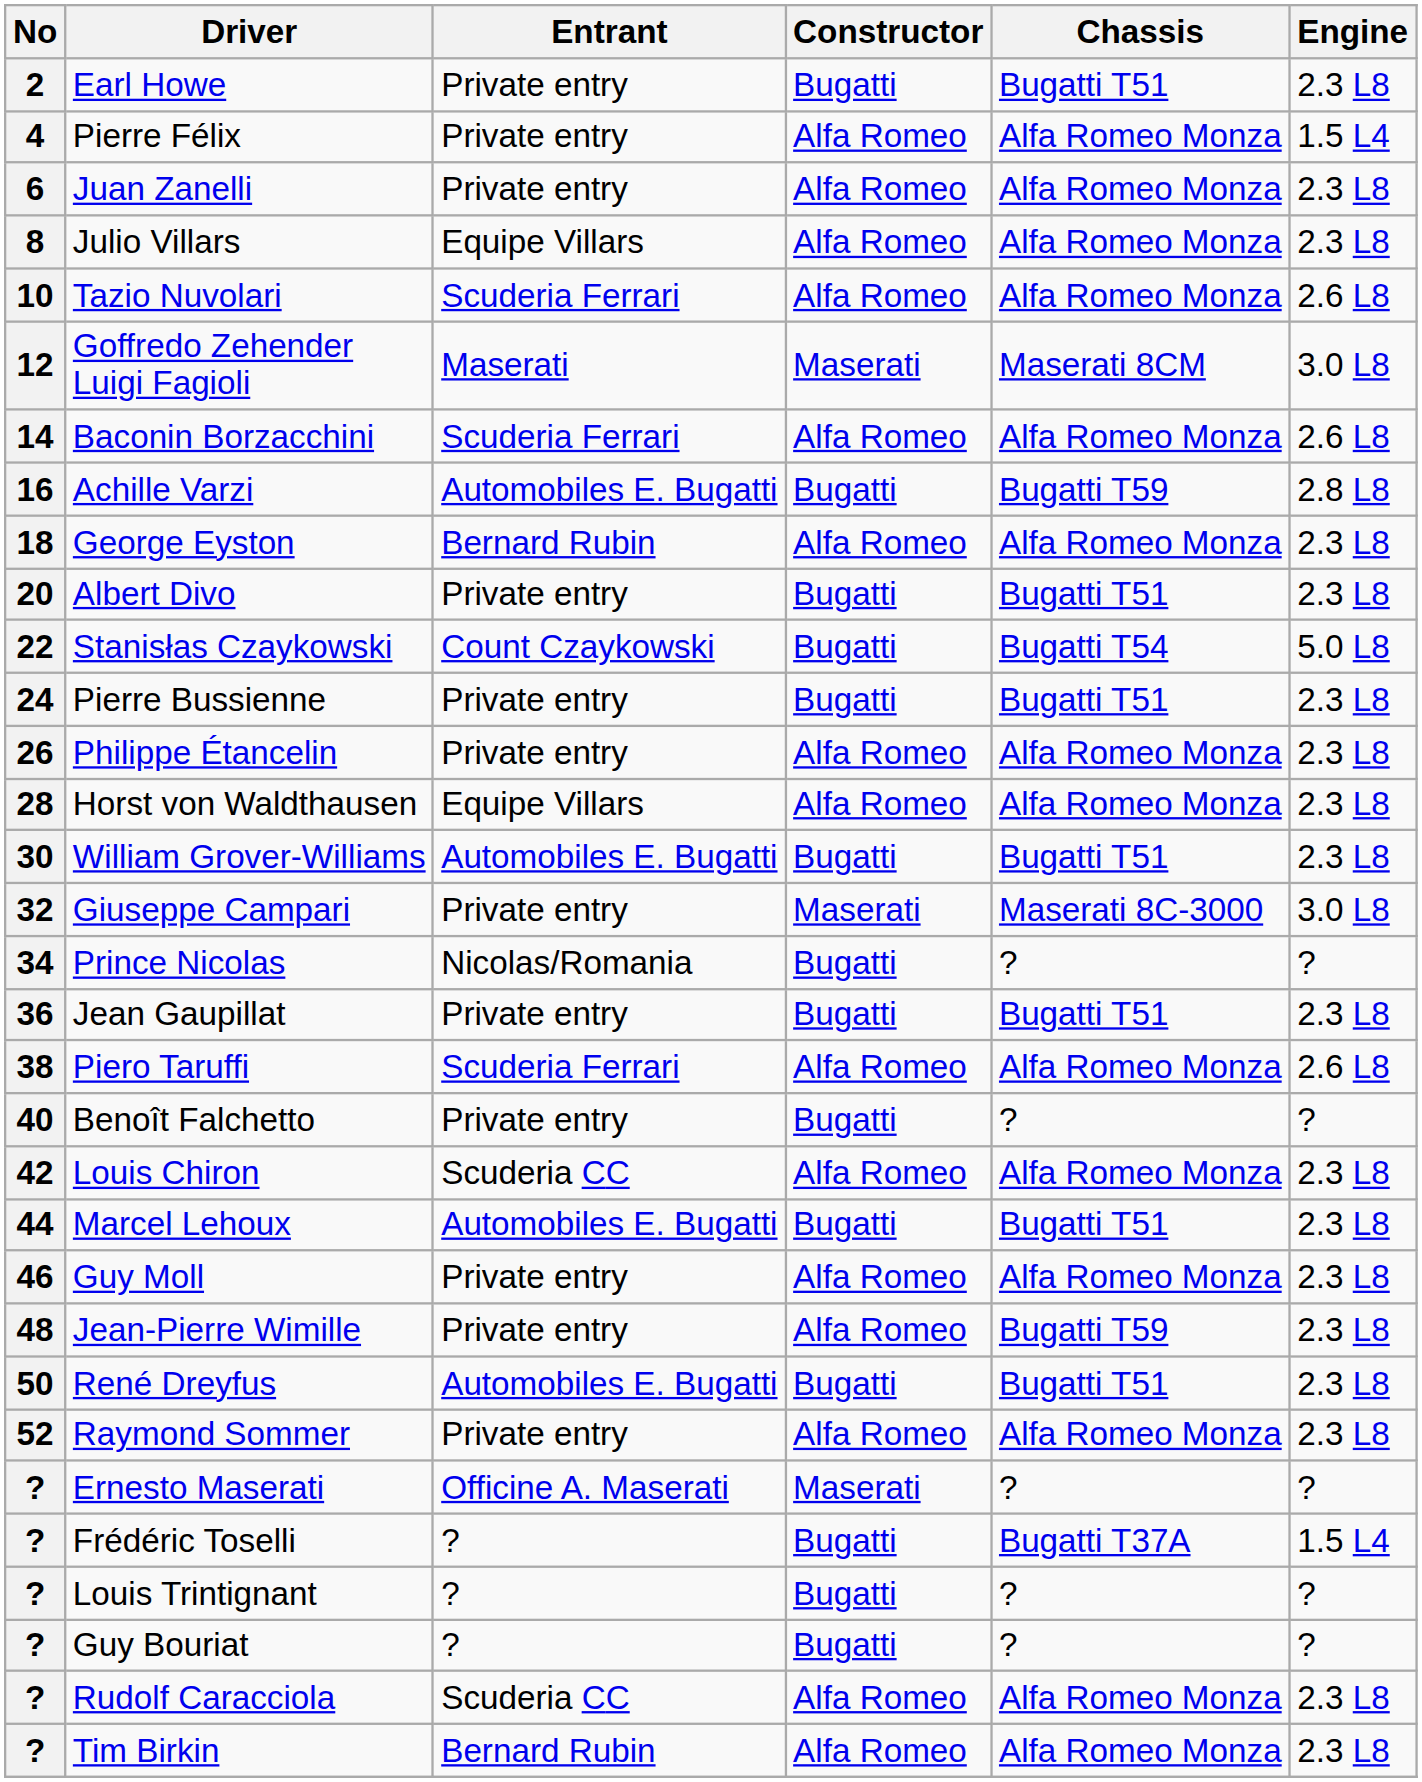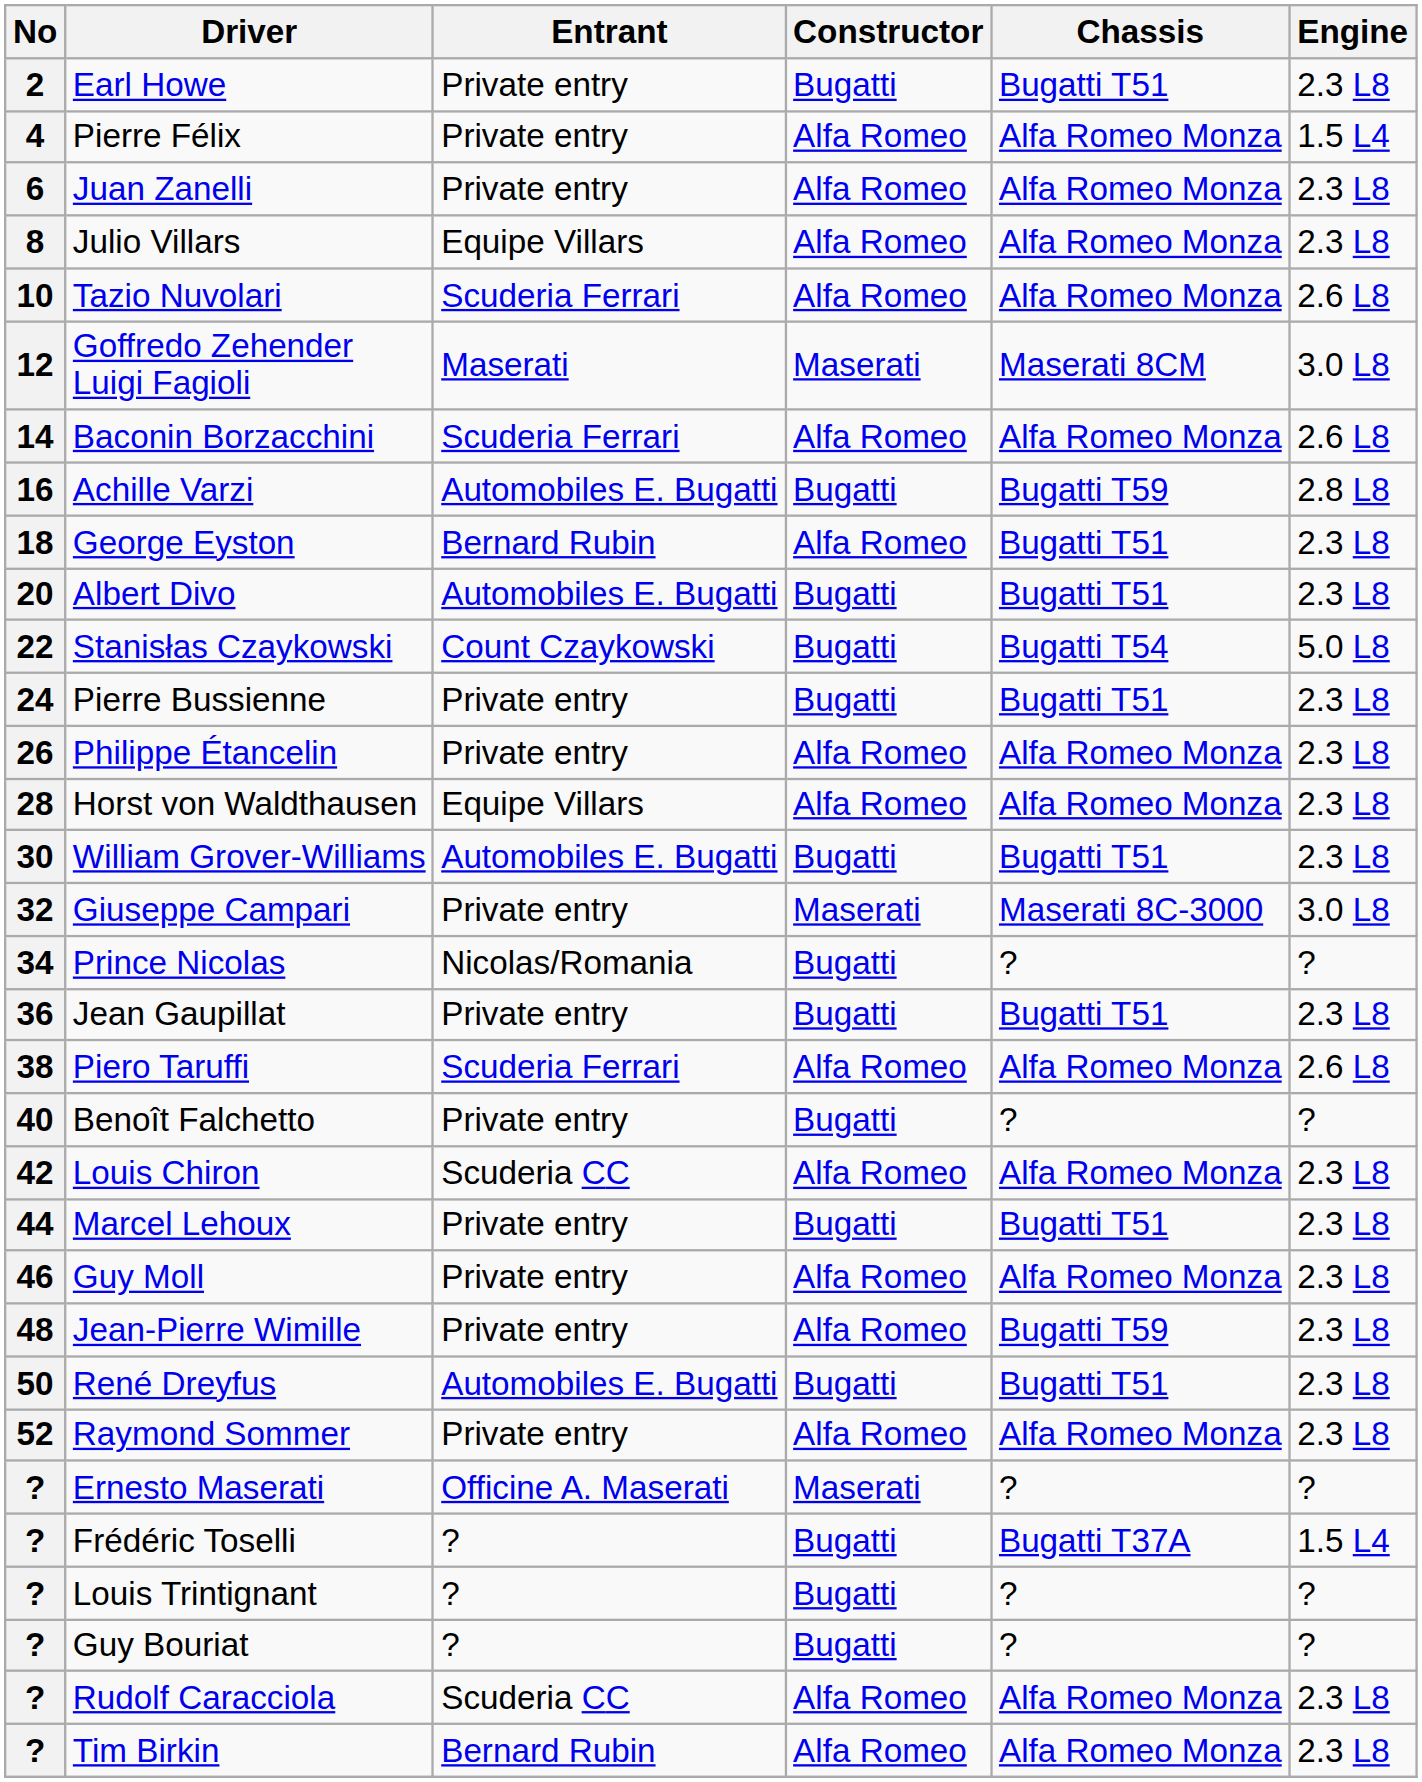(1140, 542) Alfa Romeo Monza -> (1084, 542) Bugatti T51
(535, 594) Private entry -> (609, 594) Automobiles E. Bugatti
(609, 1225) Automobiles E. Bugatti -> (535, 1225) Private entry
